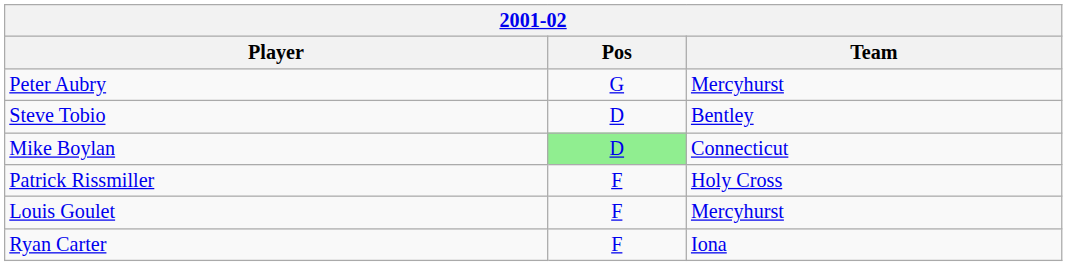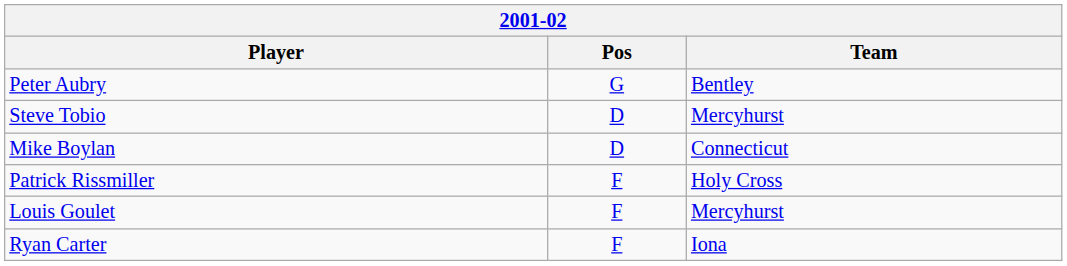(737, 84) Mercyhurst -> (722, 84) Bentley
(722, 116) Bentley -> (737, 116) Mercyhurst
(617, 148) lightgreen background -> (617, 148) no background
